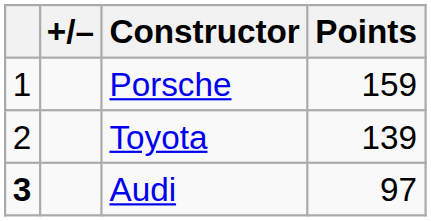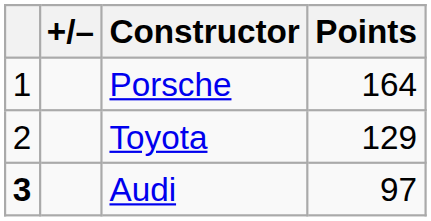(389, 84) 159 -> (389, 84) 164
(389, 137) 139 -> (389, 137) 129
